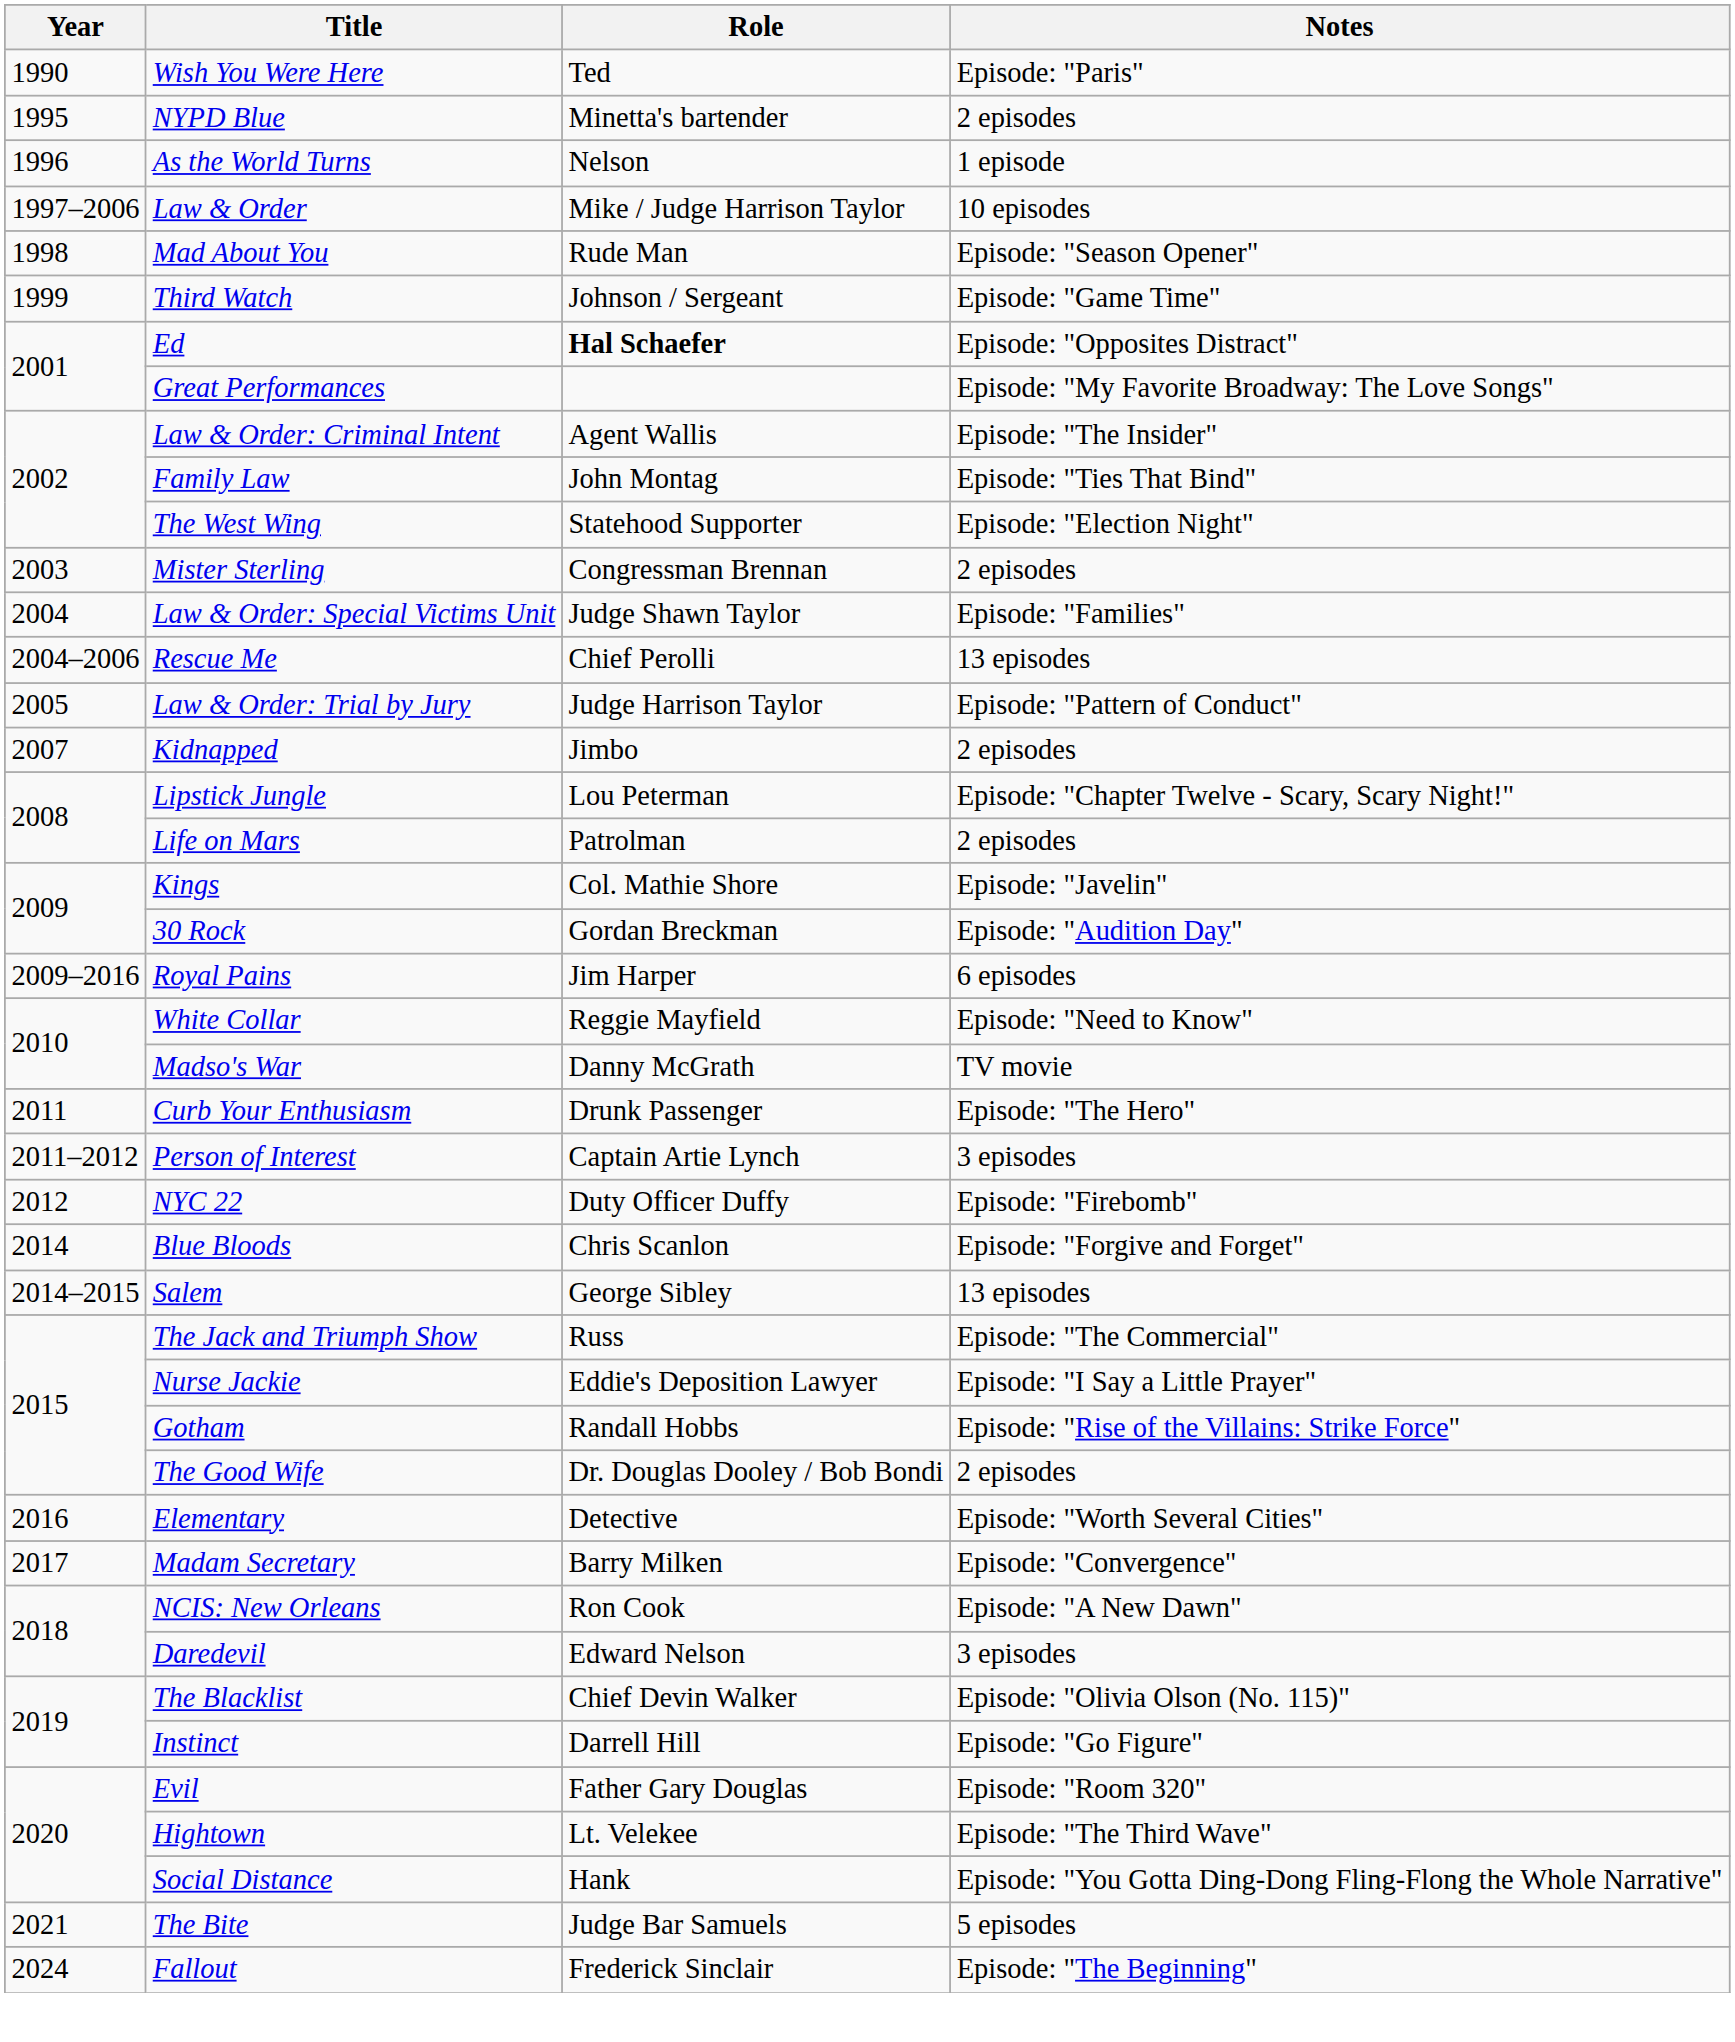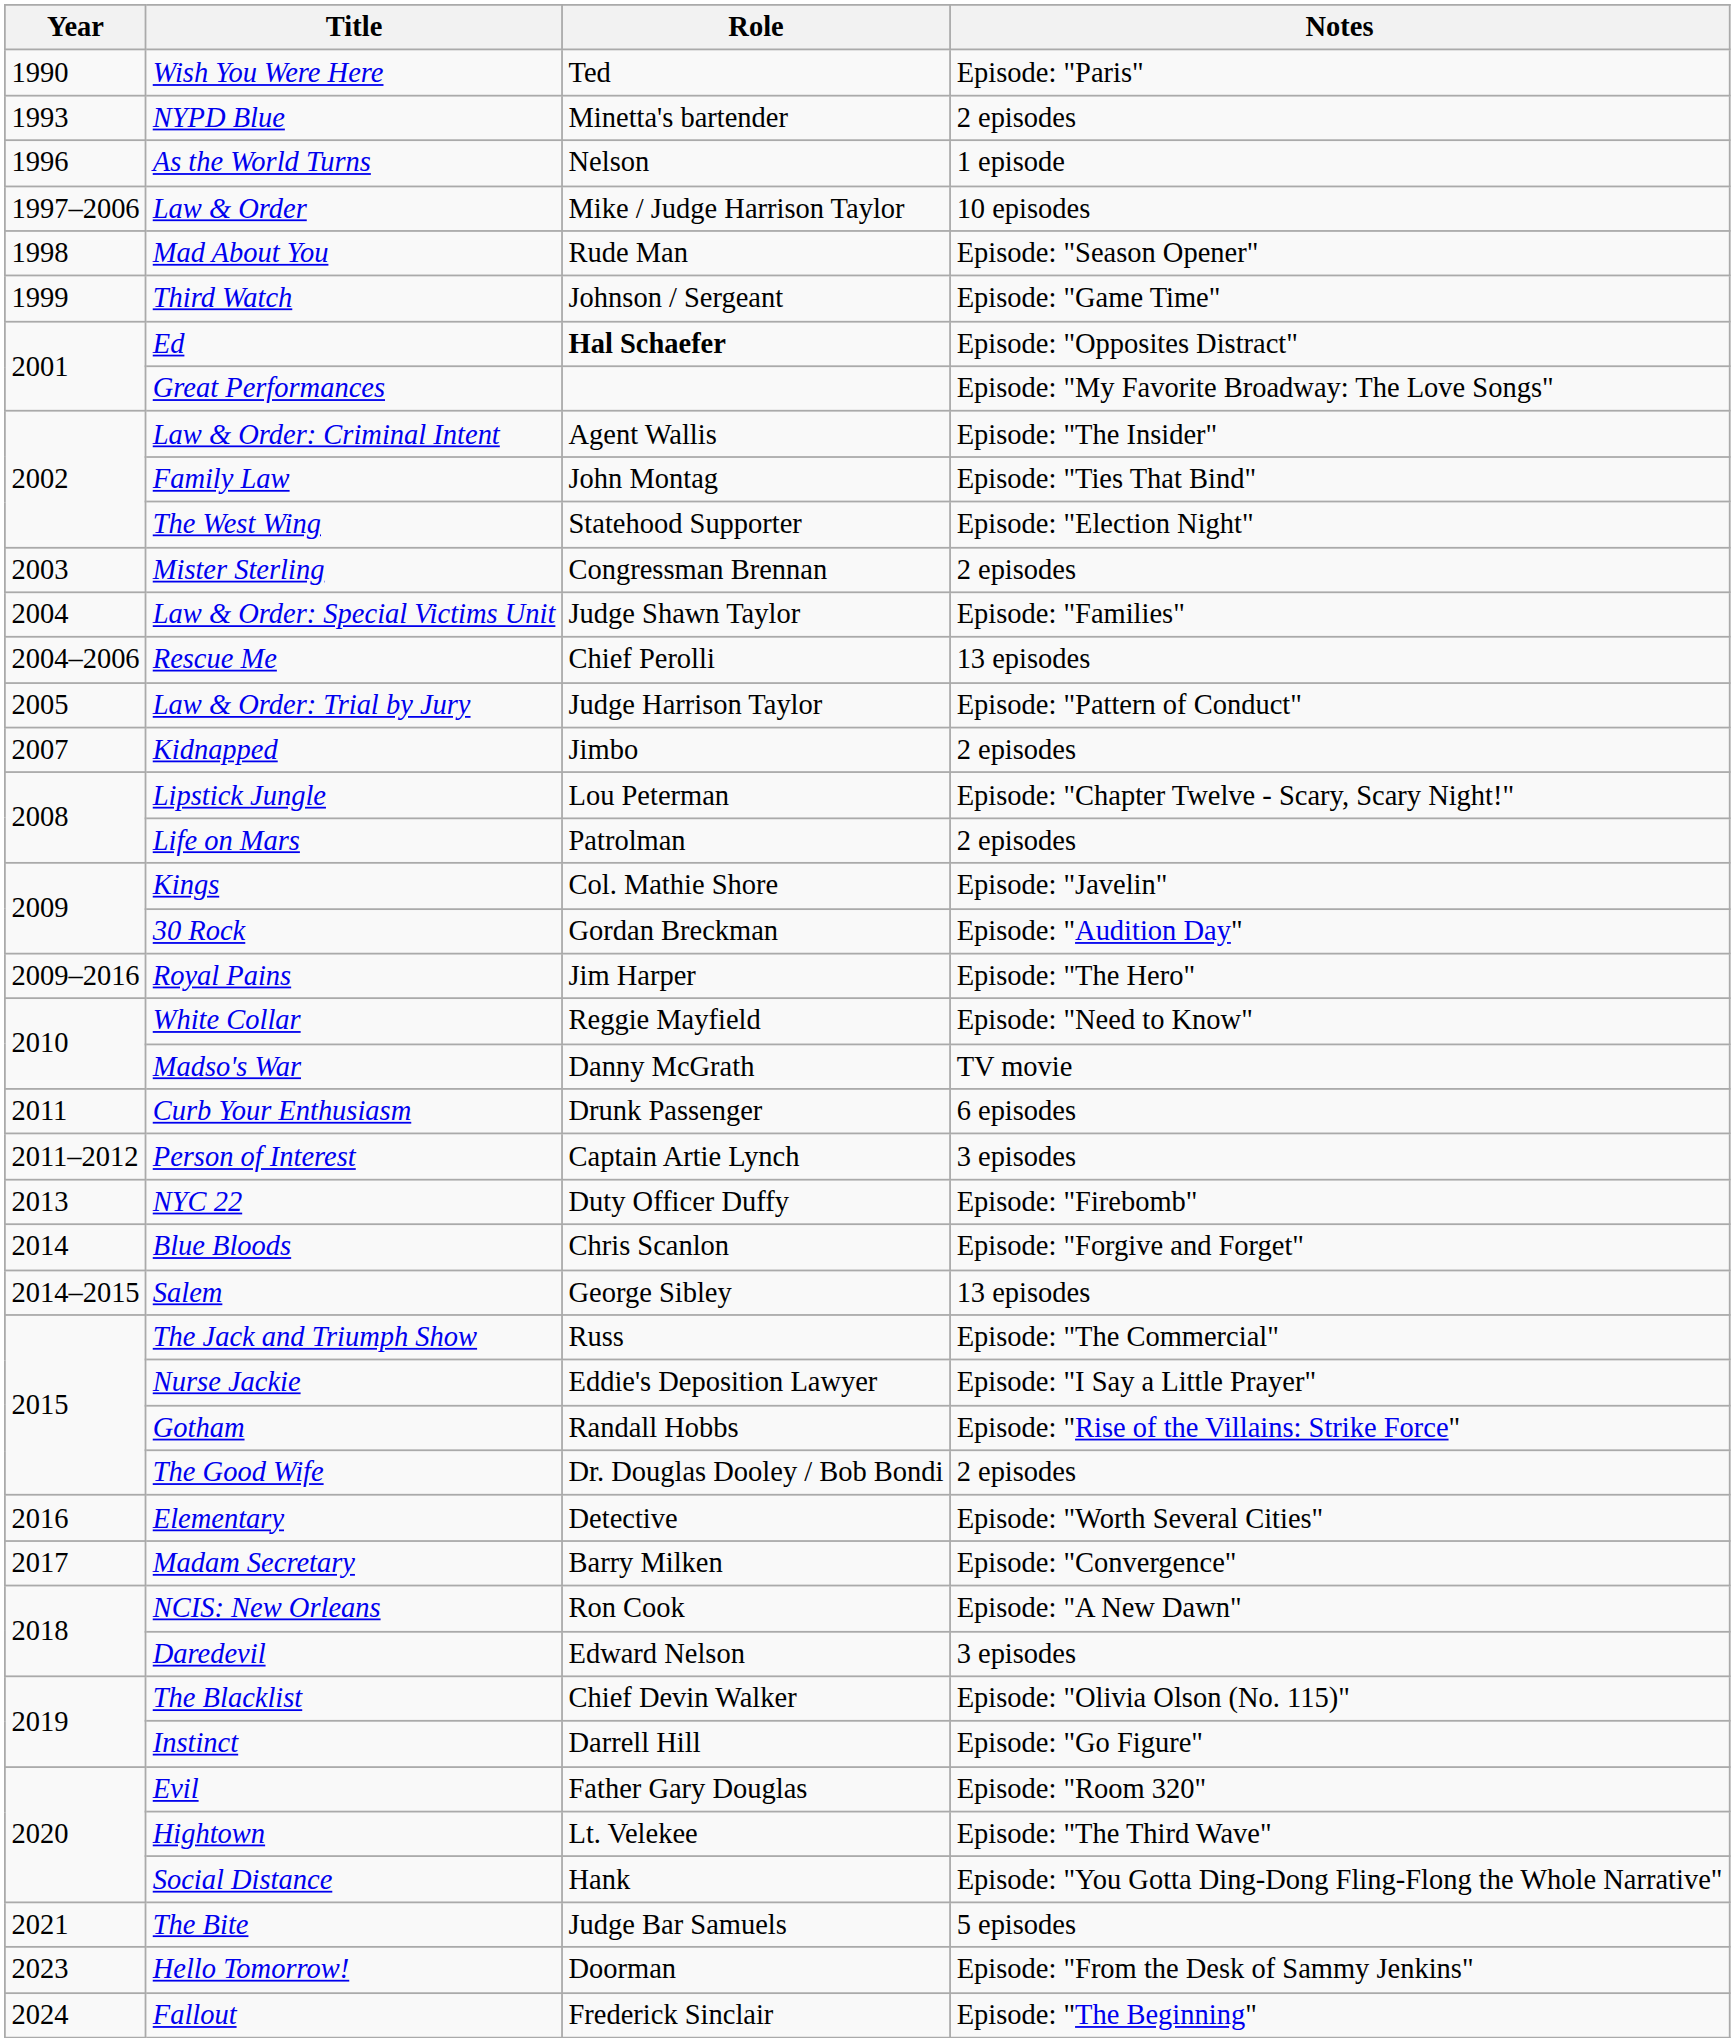(40, 117) 1995 -> (40, 117) 1993
(1016, 975) 6 episodes -> (1076, 975) Episode: "The Hero"
(1076, 1111) Episode: "The Hero" -> (1016, 1111) 6 episodes
(40, 1201) 2012 -> (40, 1201) 2013
+ row: (251, 1969)
